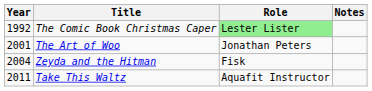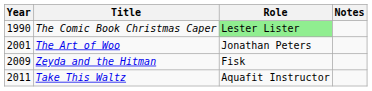(19, 29) 1992 -> (19, 29) 1990
(19, 61) 2004 -> (19, 61) 2009
